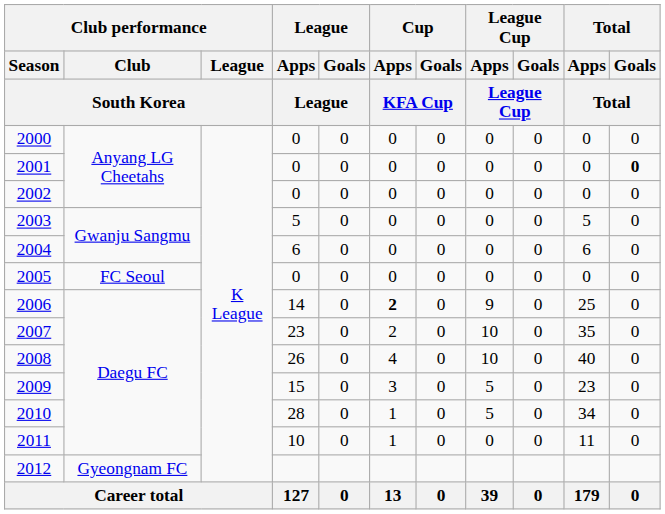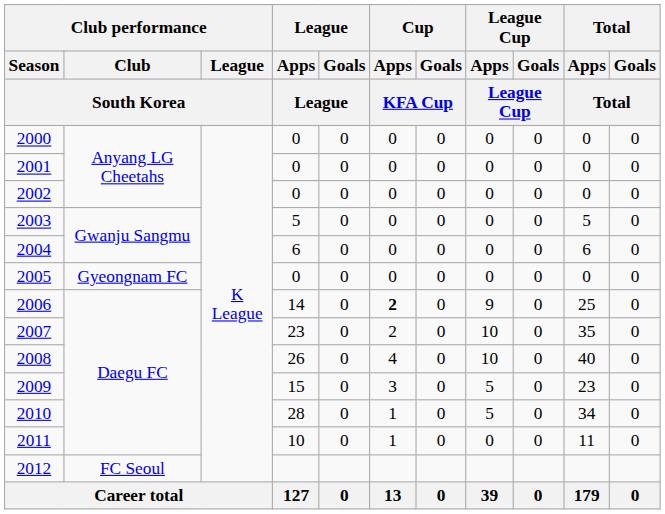(635, 166) bold -> (635, 166) normal
(132, 276) FC Seoul -> (132, 276) Gyeongnam FC
(132, 468) Gyeongnam FC -> (132, 468) FC Seoul
